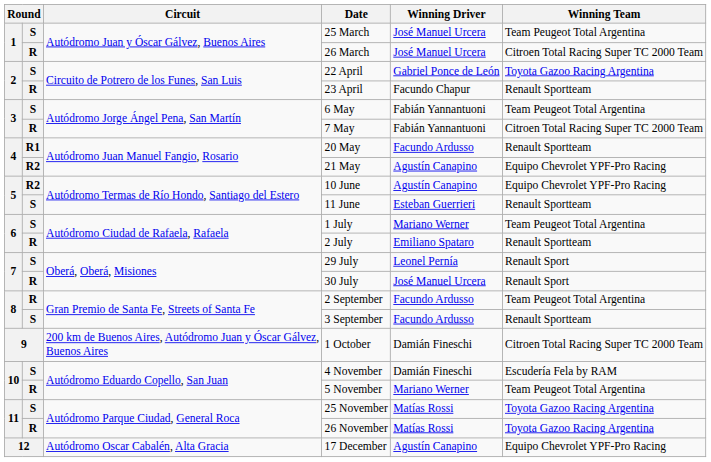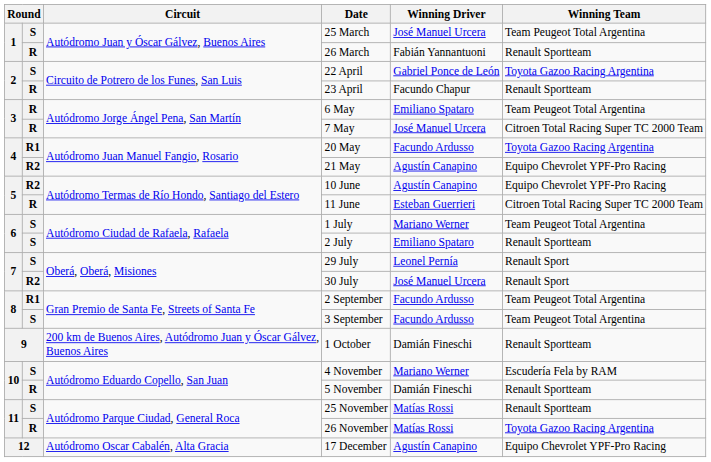(440, 51) José Manuel Urcera -> (440, 51) Fabián Yannantuoni
(604, 51) Citroen Total Racing Super TC 2000 Team -> (548, 51) Renault Sportteam
(33, 108) S -> (33, 108) R
(440, 108) Fabián Yannantuoni -> (434, 108) Emiliano Spataro
(440, 128) Fabián Yannantuoni -> (440, 128) José Manuel Urcera
(548, 147) Renault Sportteam -> (579, 147) Toyota Gazoo Racing Argentina
(33, 204) S -> (33, 204) R
(548, 204) Renault Sportteam -> (604, 204) Citroen Total Racing Super TC 2000 Team
(33, 242) R -> (33, 242) S
(33, 280) R -> (33, 280) R2
(33, 299) R -> (33, 299) R1
(548, 318) Renault Sportteam -> (575, 318) Team Peugeot Total Argentina
(604, 344) Citroen Total Racing Super TC 2000 Team -> (548, 344) Renault Sportteam
(433, 370) Damián Fineschi -> (431, 370) Mariano Werner
(431, 389) Mariano Werner -> (433, 389) Damián Fineschi
(575, 389) Team Peugeot Total Argentina -> (548, 389) Renault Sportteam
(579, 408) Toyota Gazoo Racing Argentina -> (548, 408) Renault Sportteam
